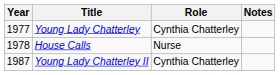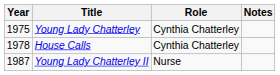(18, 29) 1977 -> (18, 29) 1975
(167, 45) Nurse -> (196, 45) Cynthia Chatterley
(196, 62) Cynthia Chatterley -> (167, 62) Nurse
